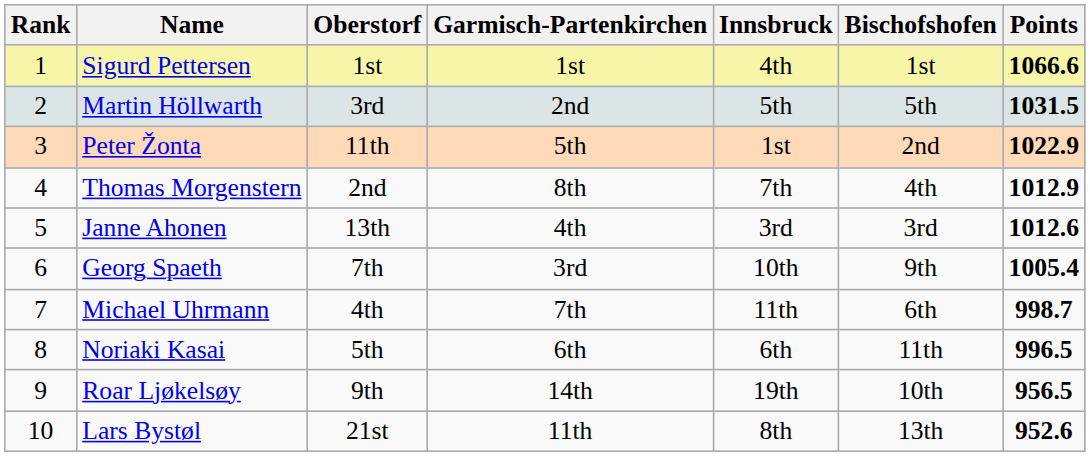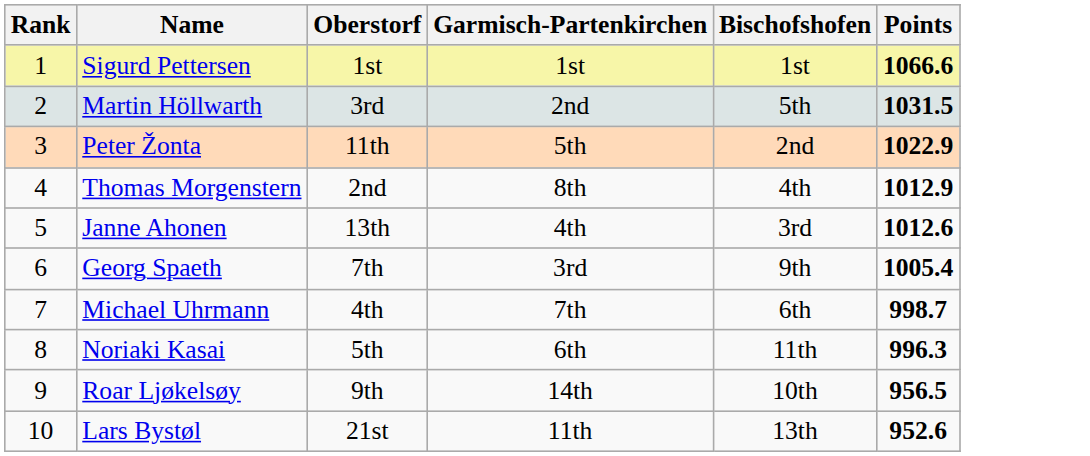- column: (776, 24)
(1044, 349) 996.5 -> (918, 349) 996.3
